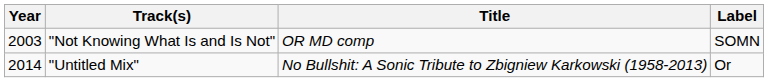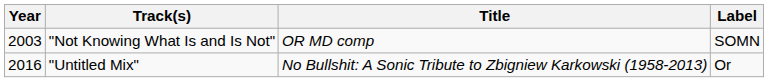(25, 64) 2014 -> (25, 64) 2016
